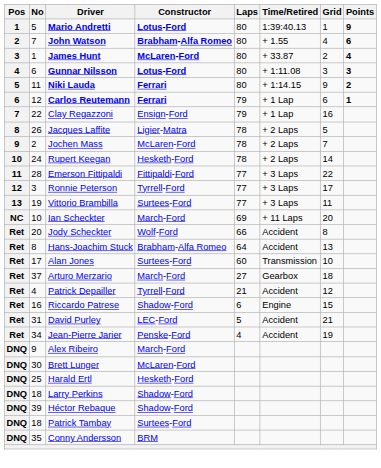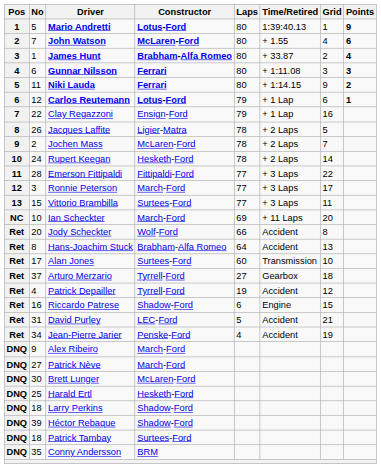(185, 41) Brabham-Alfa Romeo -> (168, 41) McLaren-Ford
(168, 56) McLaren-Ford -> (185, 56) Brabham-Alfa Romeo
(162, 71) Lotus-Ford -> (152, 71) Ferrari
(152, 100) Ferrari -> (162, 100) Lotus-Ford
(161, 188) Tyrrell-Ford -> (161, 188) March-Ford
(37, 203) 19 -> (37, 203) 15
(161, 276) March-Ford -> (161, 276) Tyrrell-Ford
(241, 291) 21 -> (241, 291) 19
+ row: (74, 364)
